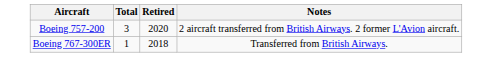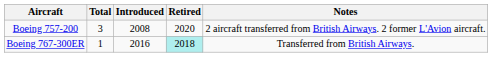+ column: (140, 12)
(158, 44) no background -> (185, 44) paleturquoise background
